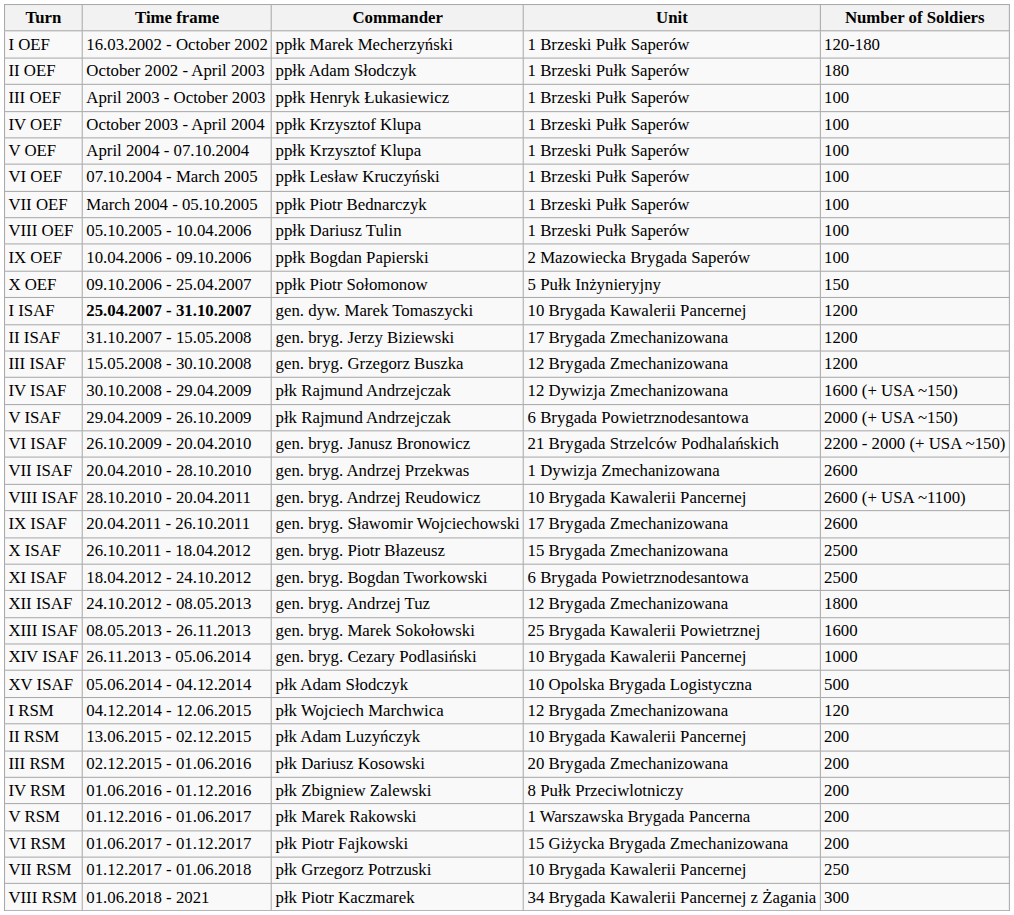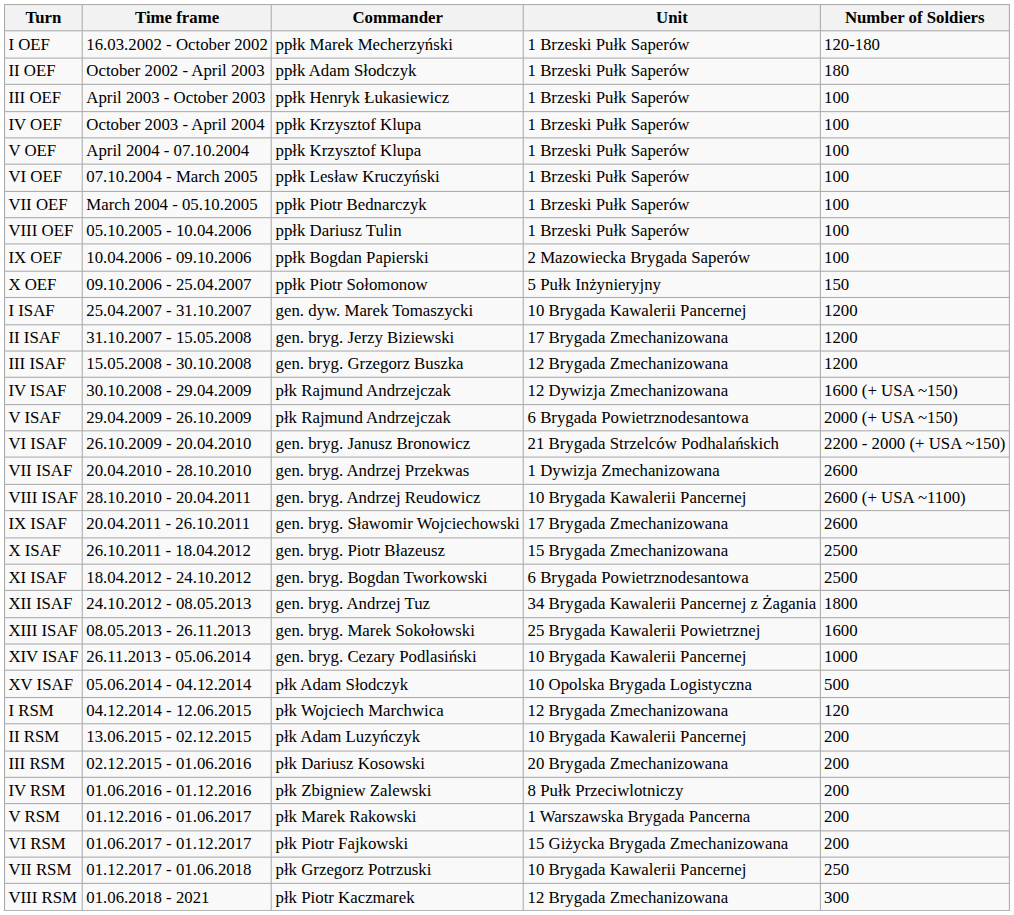(169, 310) bold -> (169, 310) normal
(628, 603) 12 Brygada Zmechanizowana -> (672, 603) 34 Brygada Kawalerii Pancernej z Żagania
(672, 897) 34 Brygada Kawalerii Pancernej z Żagania -> (628, 897) 12 Brygada Zmechanizowana
